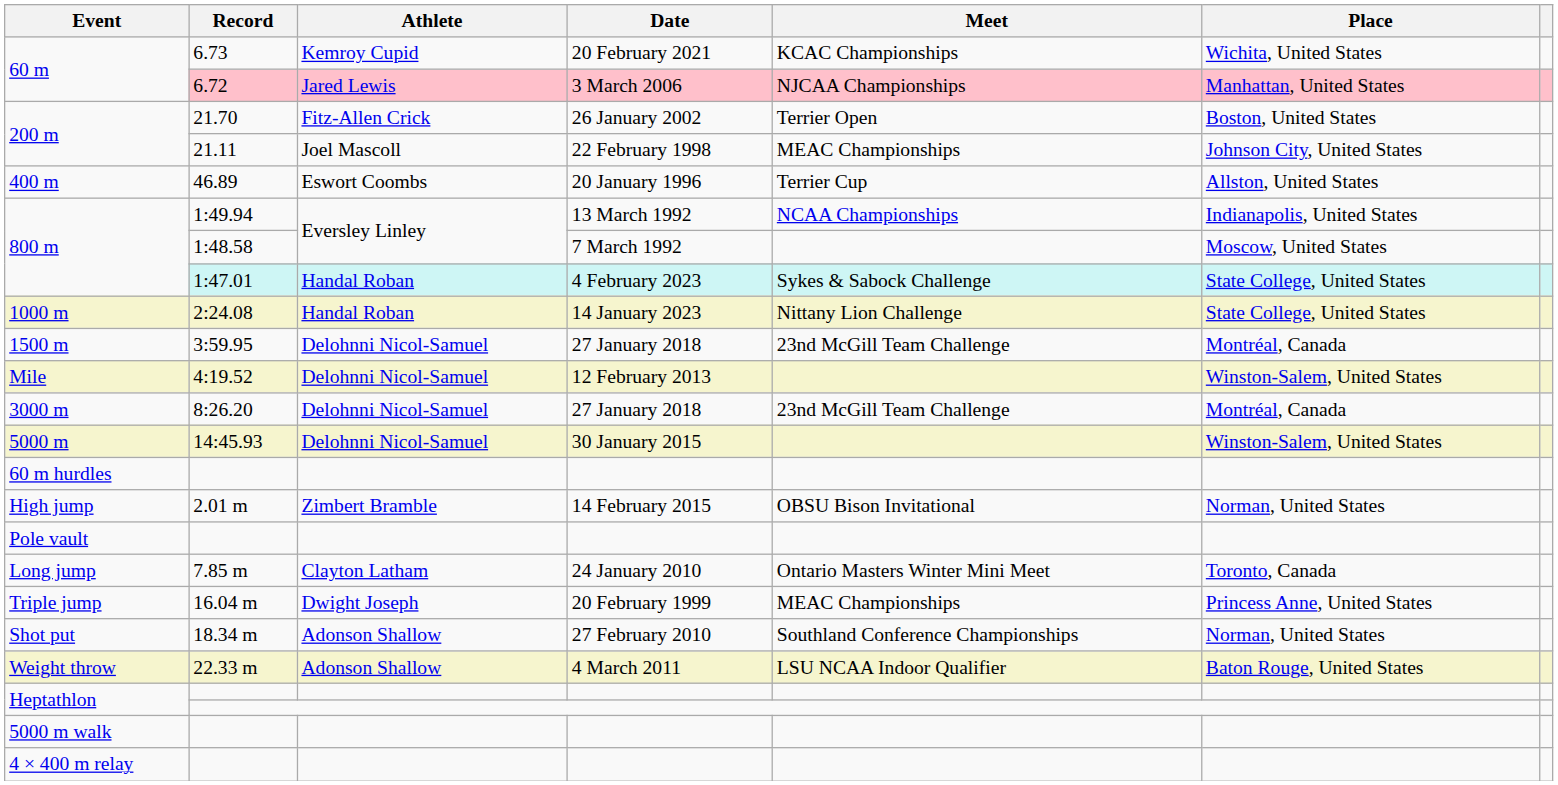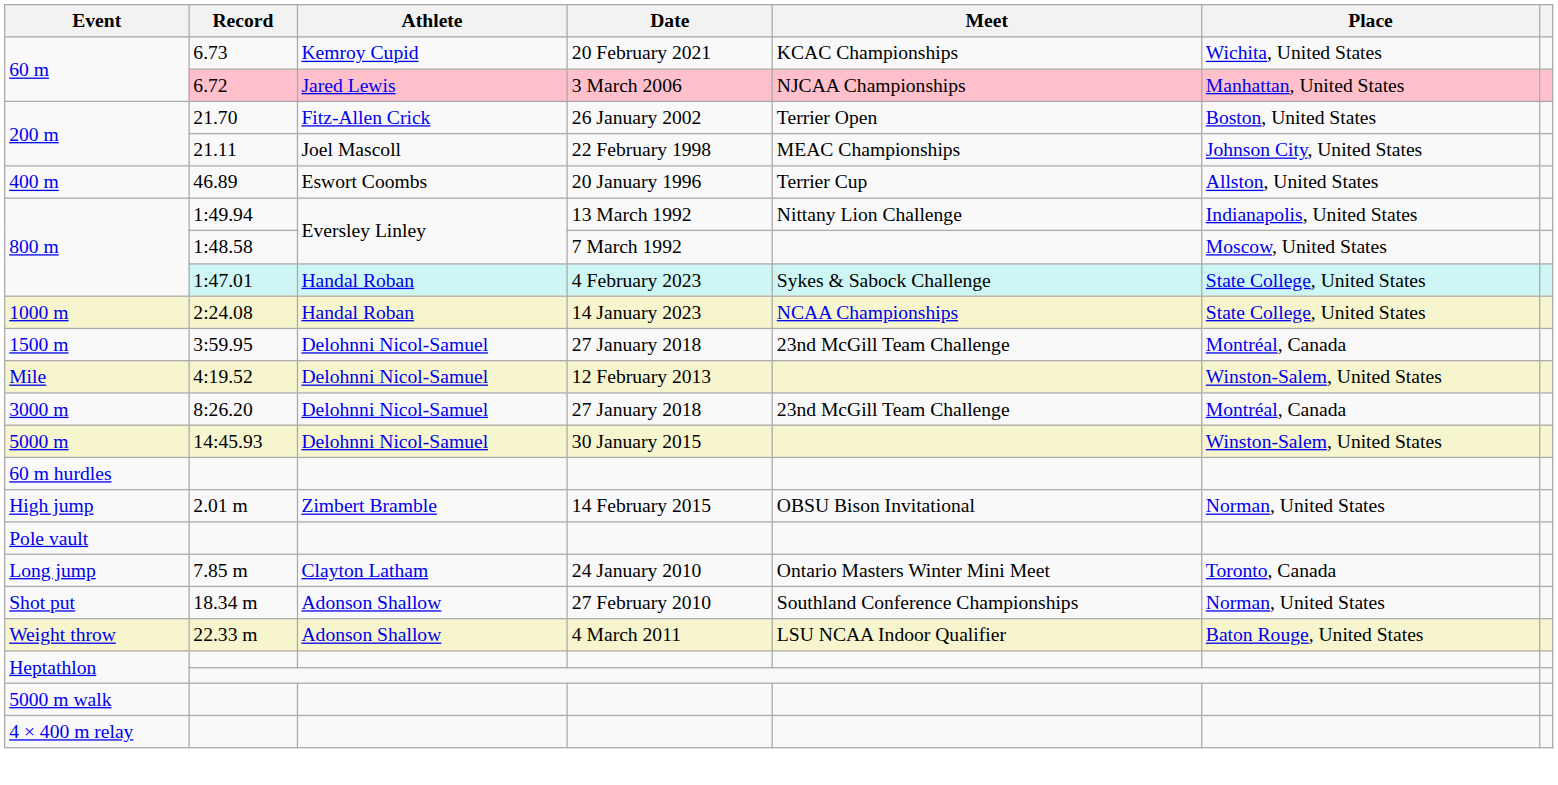(867, 214) NCAA Championships -> (869, 214) Nittany Lion Challenge
(869, 311) Nittany Lion Challenge -> (867, 311) NCAA Championships
- row: (55, 602)
